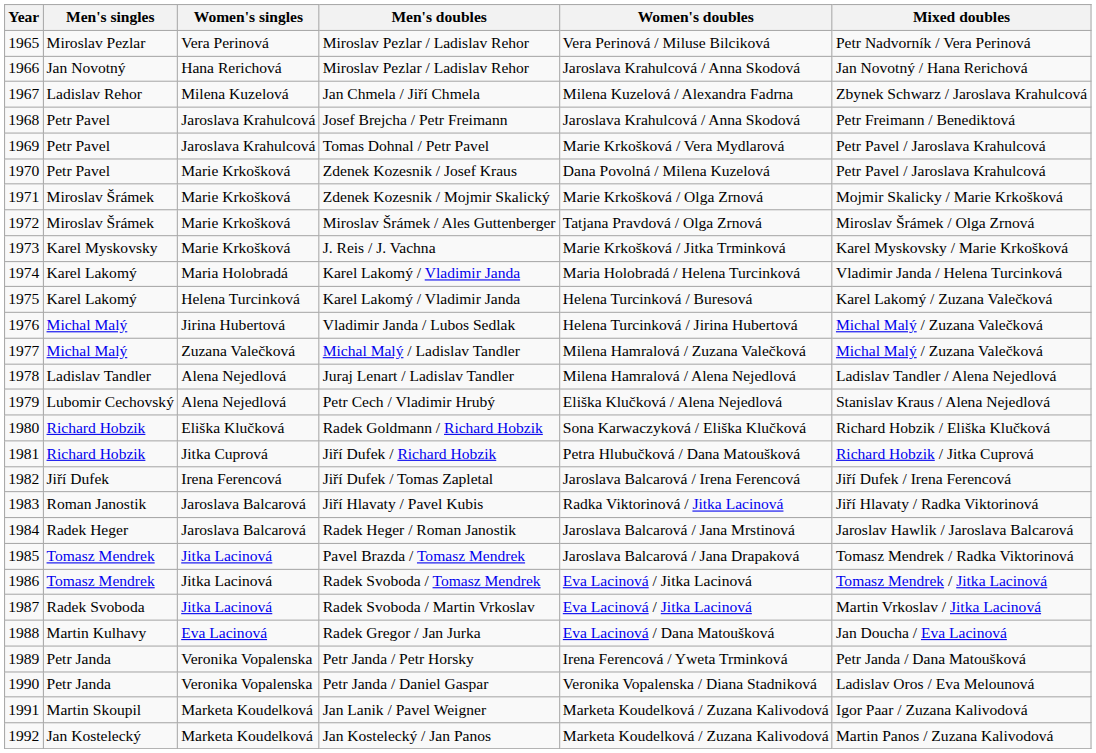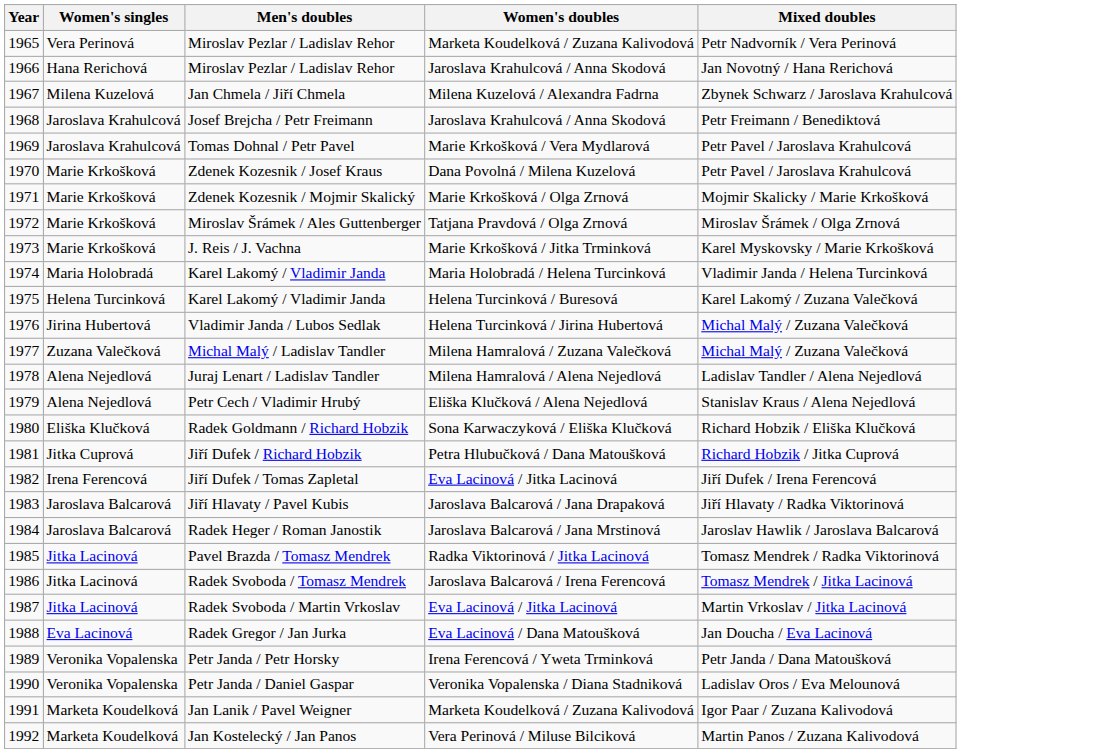- column: (110, 17)
(666, 43) Vera Perinová / Miluse Bilciková -> (561, 43) Marketa Koudelková / Zuzana Kalivodová
(681, 479) Jaroslava Balcarová / Irena Ferencová -> (523, 479) Eva Lacinová / Jitka Lacinová
(673, 505) Radka Viktorinová / Jitka Lacinová -> (546, 505) Jaroslava Balcarová / Jana Drapaková
(681, 556) Jaroslava Balcarová / Jana Drapaková -> (538, 556) Radka Viktorinová / Jitka Lacinová
(657, 582) Eva Lacinová / Jitka Lacinová -> (547, 582) Jaroslava Balcarová / Irena Ferencová
(696, 735) Marketa Koudelková / Zuzana Kalivodová -> (532, 735) Vera Perinová / Miluse Bilciková
